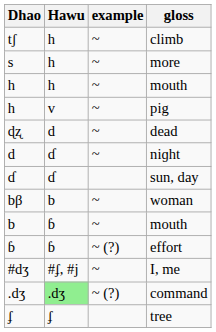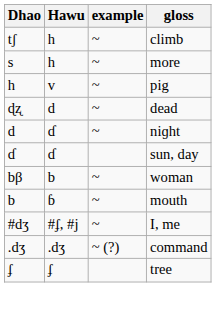- row: (11, 85)
- row: (11, 246)
(56, 293) lightgreen background -> (56, 246) no background
